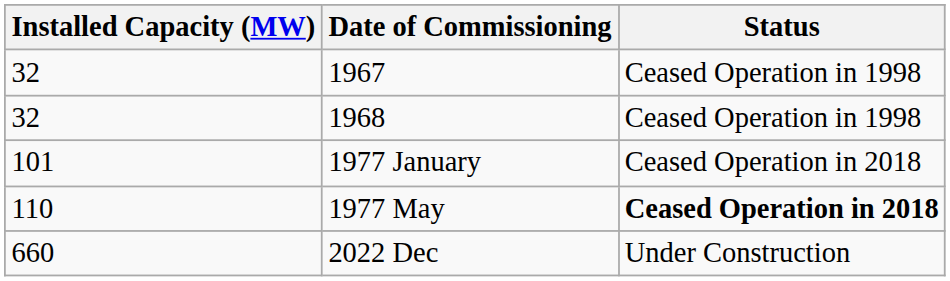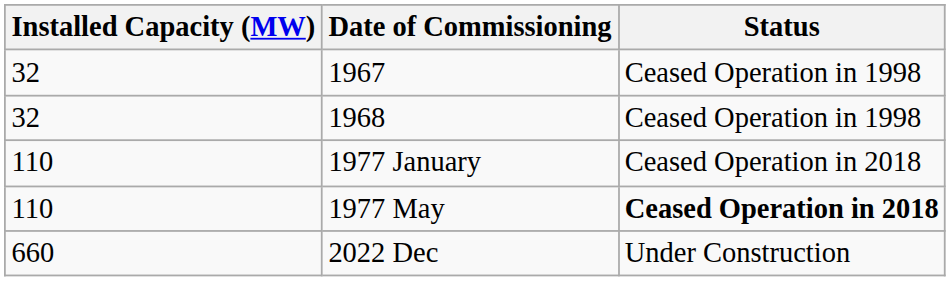(33, 162) 101 -> (32, 162) 110
